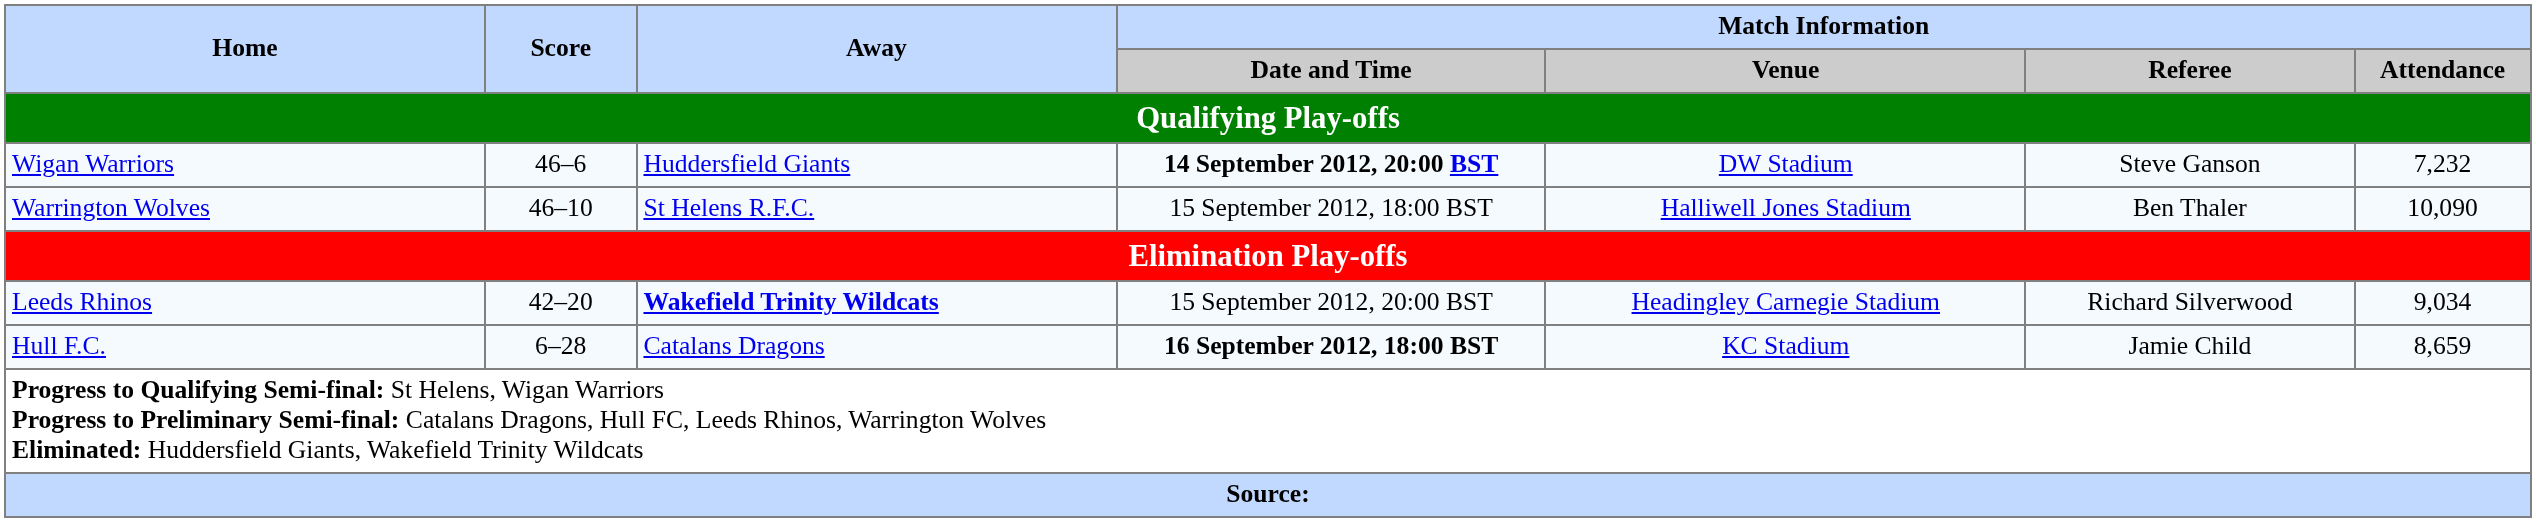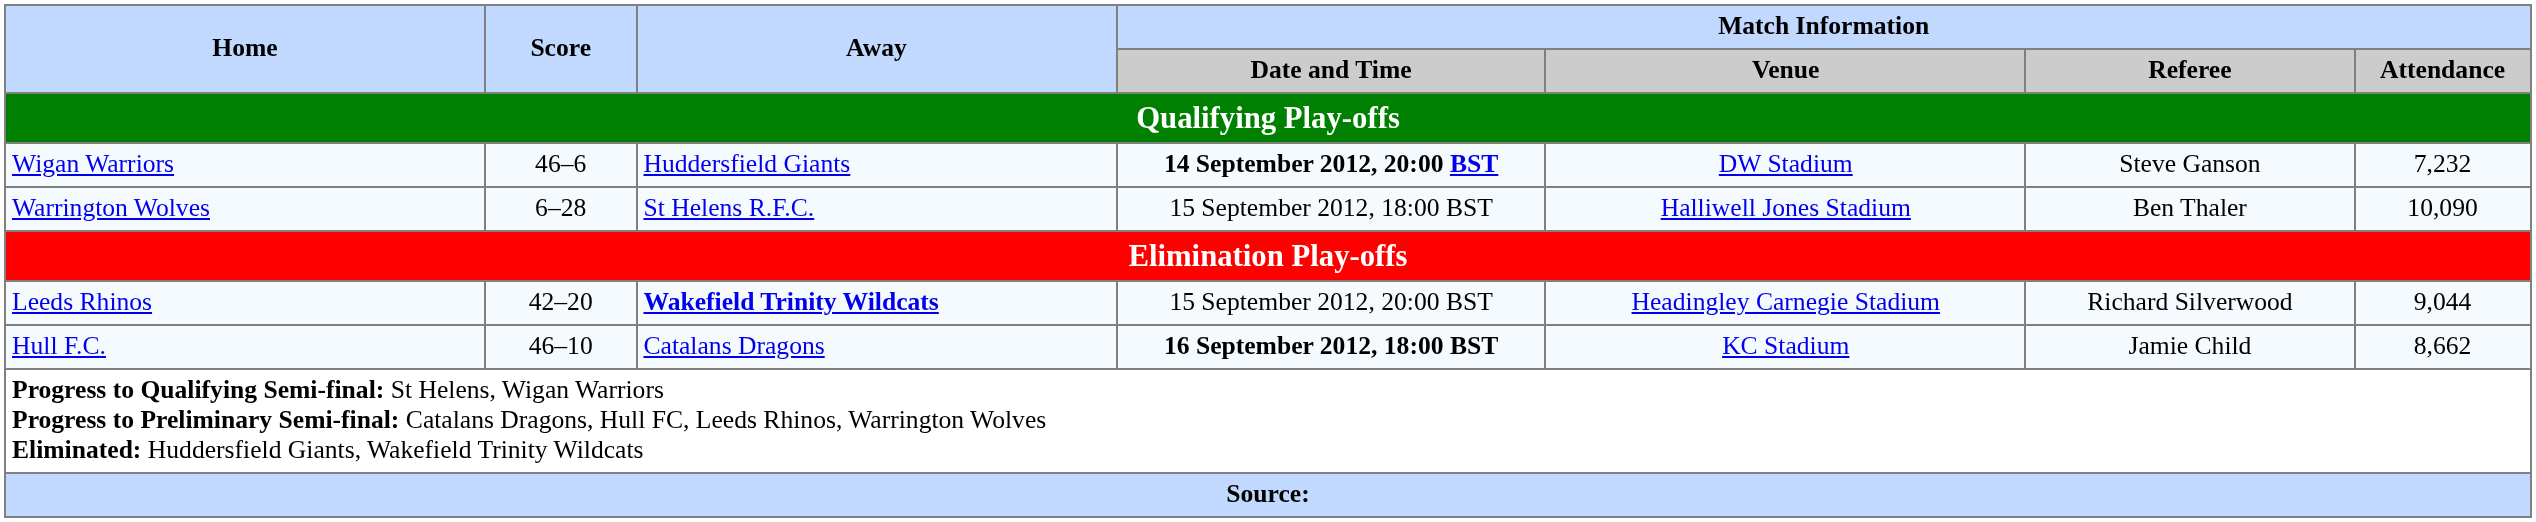(561, 208) 46–10 -> (561, 208) 6–28
(2443, 302) 9,034 -> (2443, 302) 9,044
(561, 346) 6–28 -> (561, 346) 46–10
(2443, 346) 8,659 -> (2443, 346) 8,662
